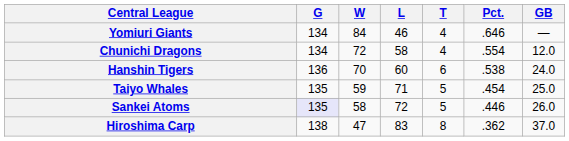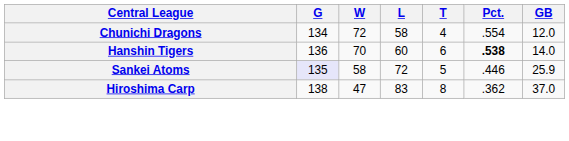- row: (151, 32)
(493, 70) normal -> (493, 51) bold
(544, 70) 24.0 -> (544, 51) 14.0
- row: (151, 88)
(544, 107) 26.0 -> (544, 70) 25.9
